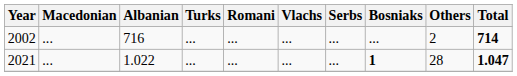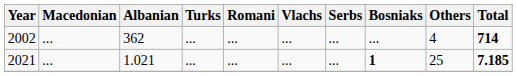(134, 37) 716 -> (134, 37) 362
(433, 37) 2 -> (433, 37) 4
(139, 60) 1.022 -> (139, 60) 1.021
(436, 60) 28 -> (436, 60) 25
(493, 60) 1.047 -> (493, 60) 7.185
